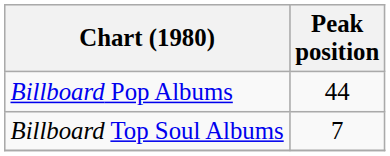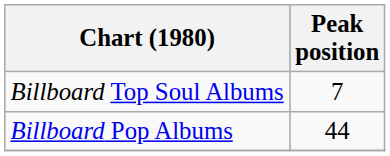rows swapped: (122, 91) <-> (147, 130)
